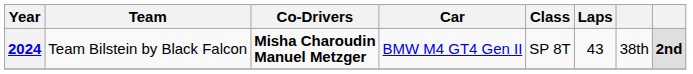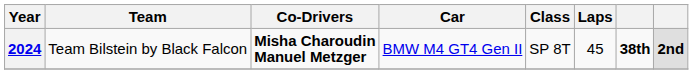(595, 49) 43 -> (595, 49) 45
(634, 49) normal -> (635, 49) bold
